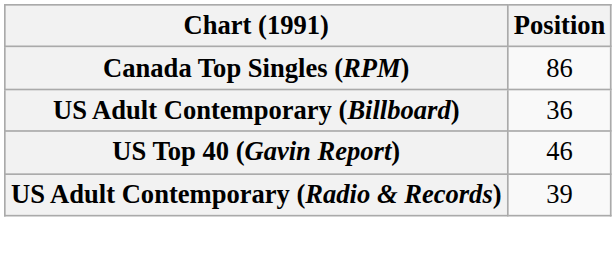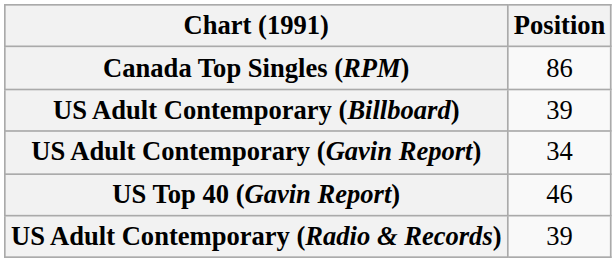(560, 109) 36 -> (560, 109) 39
+ row: (256, 151)
